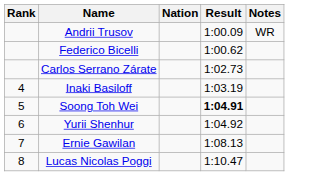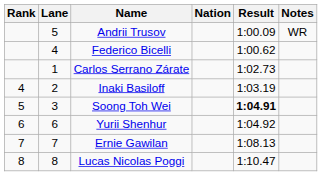+ column: (55, 13)
